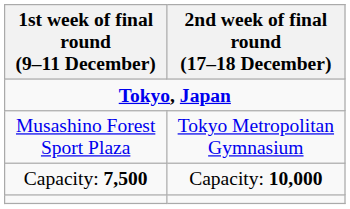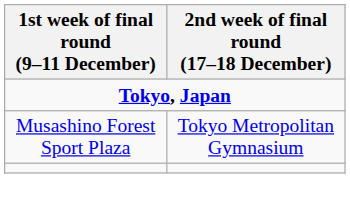- row: (86, 178)
